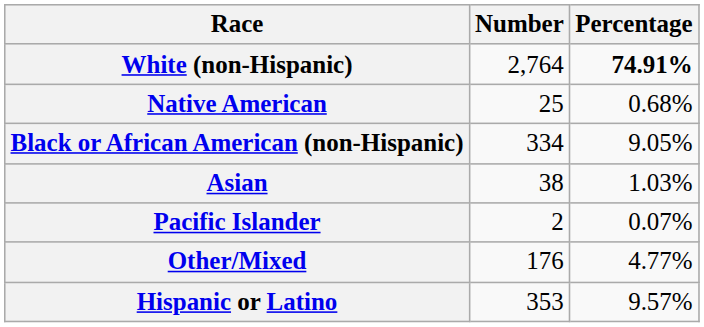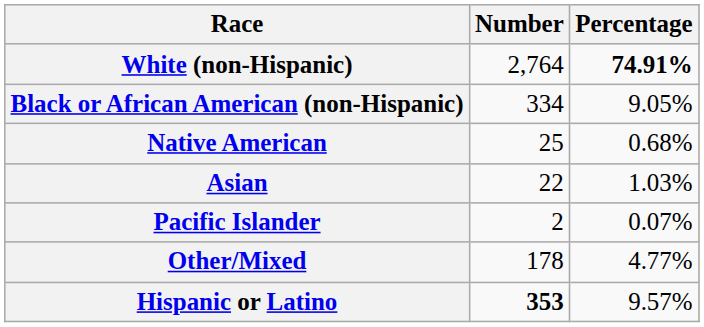rows swapped: (237, 143) <-> (237, 103)
(551, 182) 38 -> (551, 182) 22
(545, 261) 176 -> (545, 261) 178
(545, 301) normal -> (545, 301) bold
